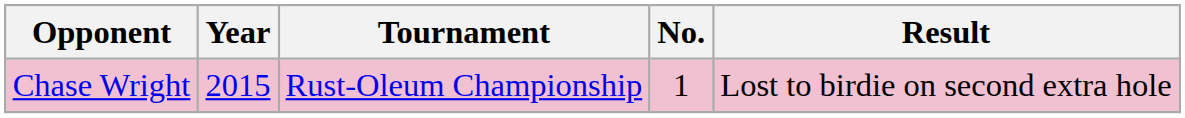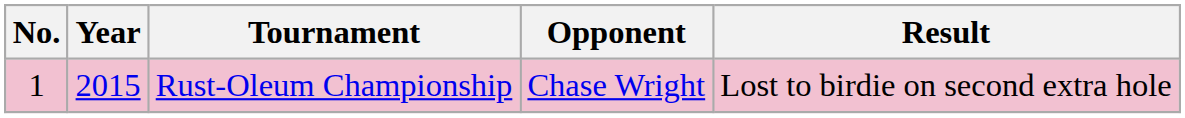columns swapped: (681, 31) <-> (102, 31)
